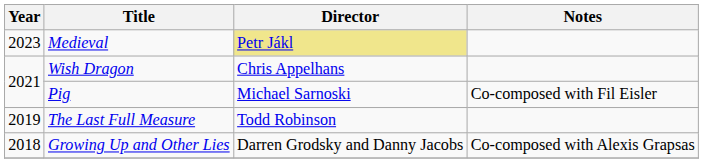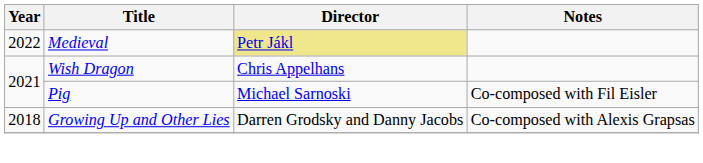(24, 42) 2023 -> (24, 42) 2022
- row: (122, 119)
